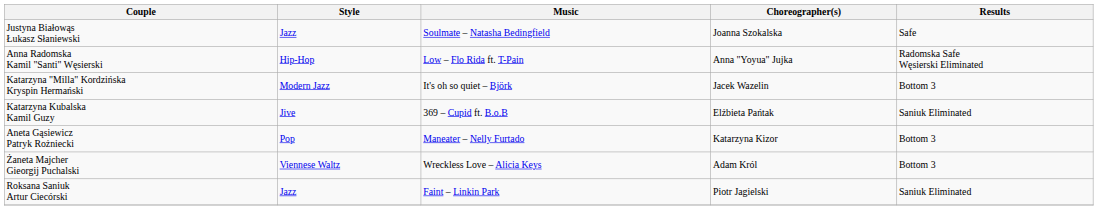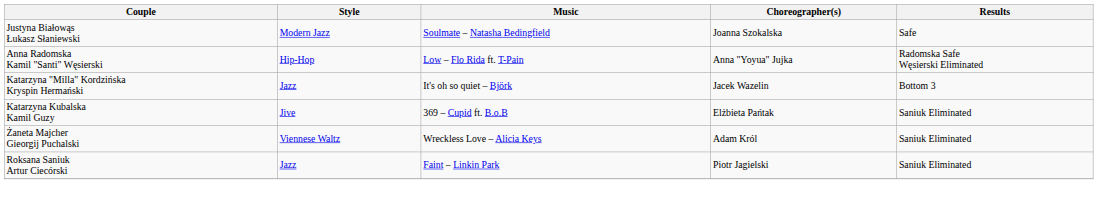(288, 33) Jazz -> (305, 33) Modern Jazz
(305, 86) Modern Jazz -> (288, 86) Jazz
- row: (40, 139)
(917, 165) Bottom 3 -> (935, 139) Saniuk Eliminated
